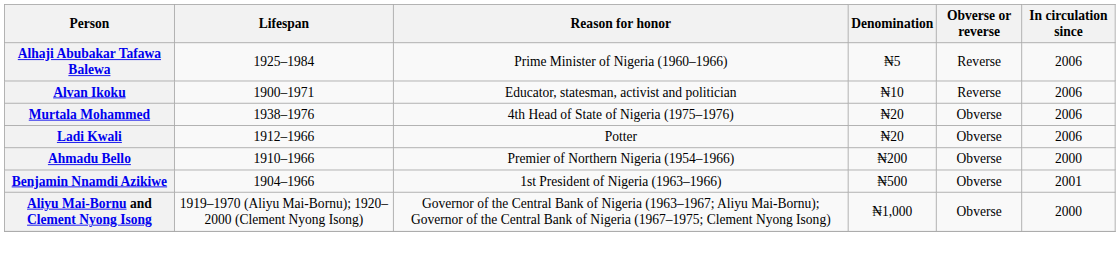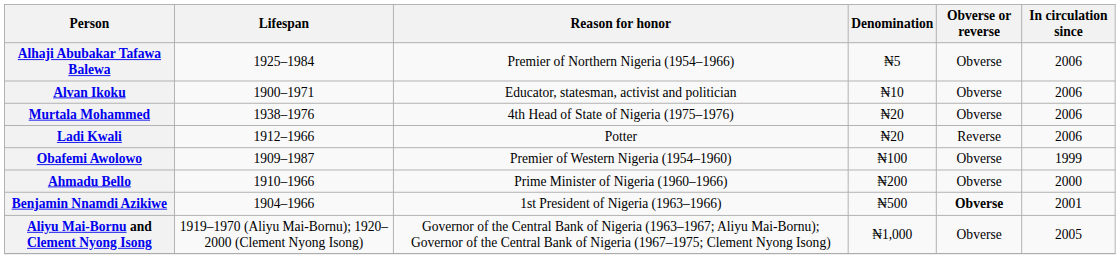(621, 62) Prime Minister of Nigeria (1960–1966) -> (621, 62) Premier of Northern Nigeria (1954–1966)
(979, 62) Reverse -> (979, 62) Obverse
(979, 92) Reverse -> (979, 92) Obverse
(979, 137) Obverse -> (979, 137) Reverse
+ row: (89, 159)
(621, 159) Premier of Northern Nigeria (1954–1966) -> (621, 181) Prime Minister of Nigeria (1960–1966)
(979, 181) normal -> (979, 204) bold
(1068, 212) 2000 -> (1068, 234) 2005
